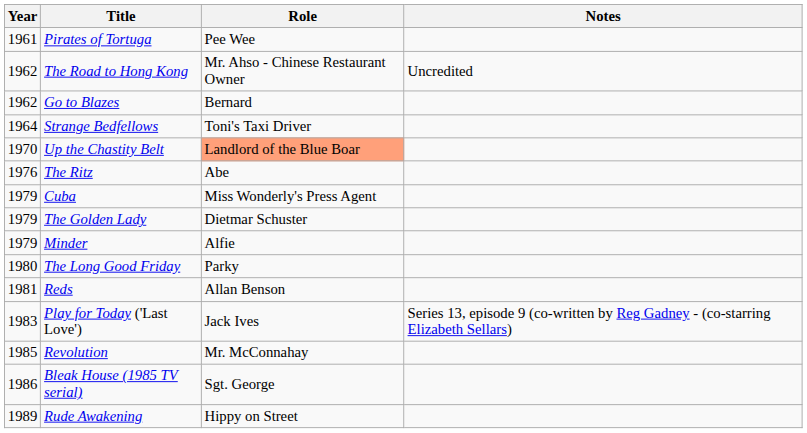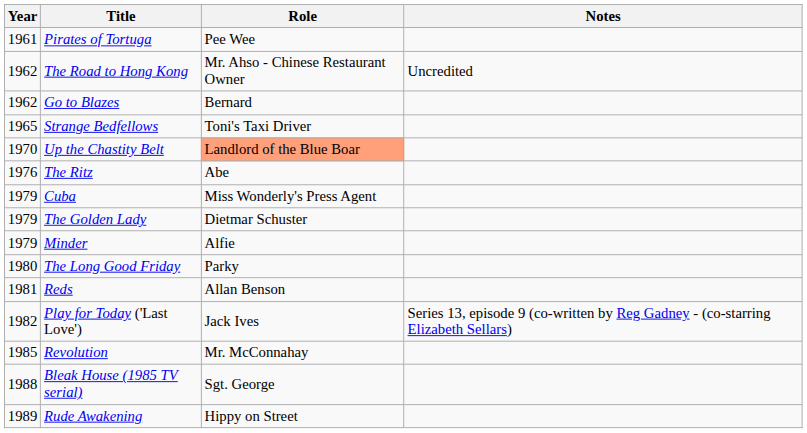(23, 126) 1964 -> (23, 126) 1965
(23, 321) 1983 -> (23, 321) 1982
(23, 384) 1986 -> (23, 384) 1988
